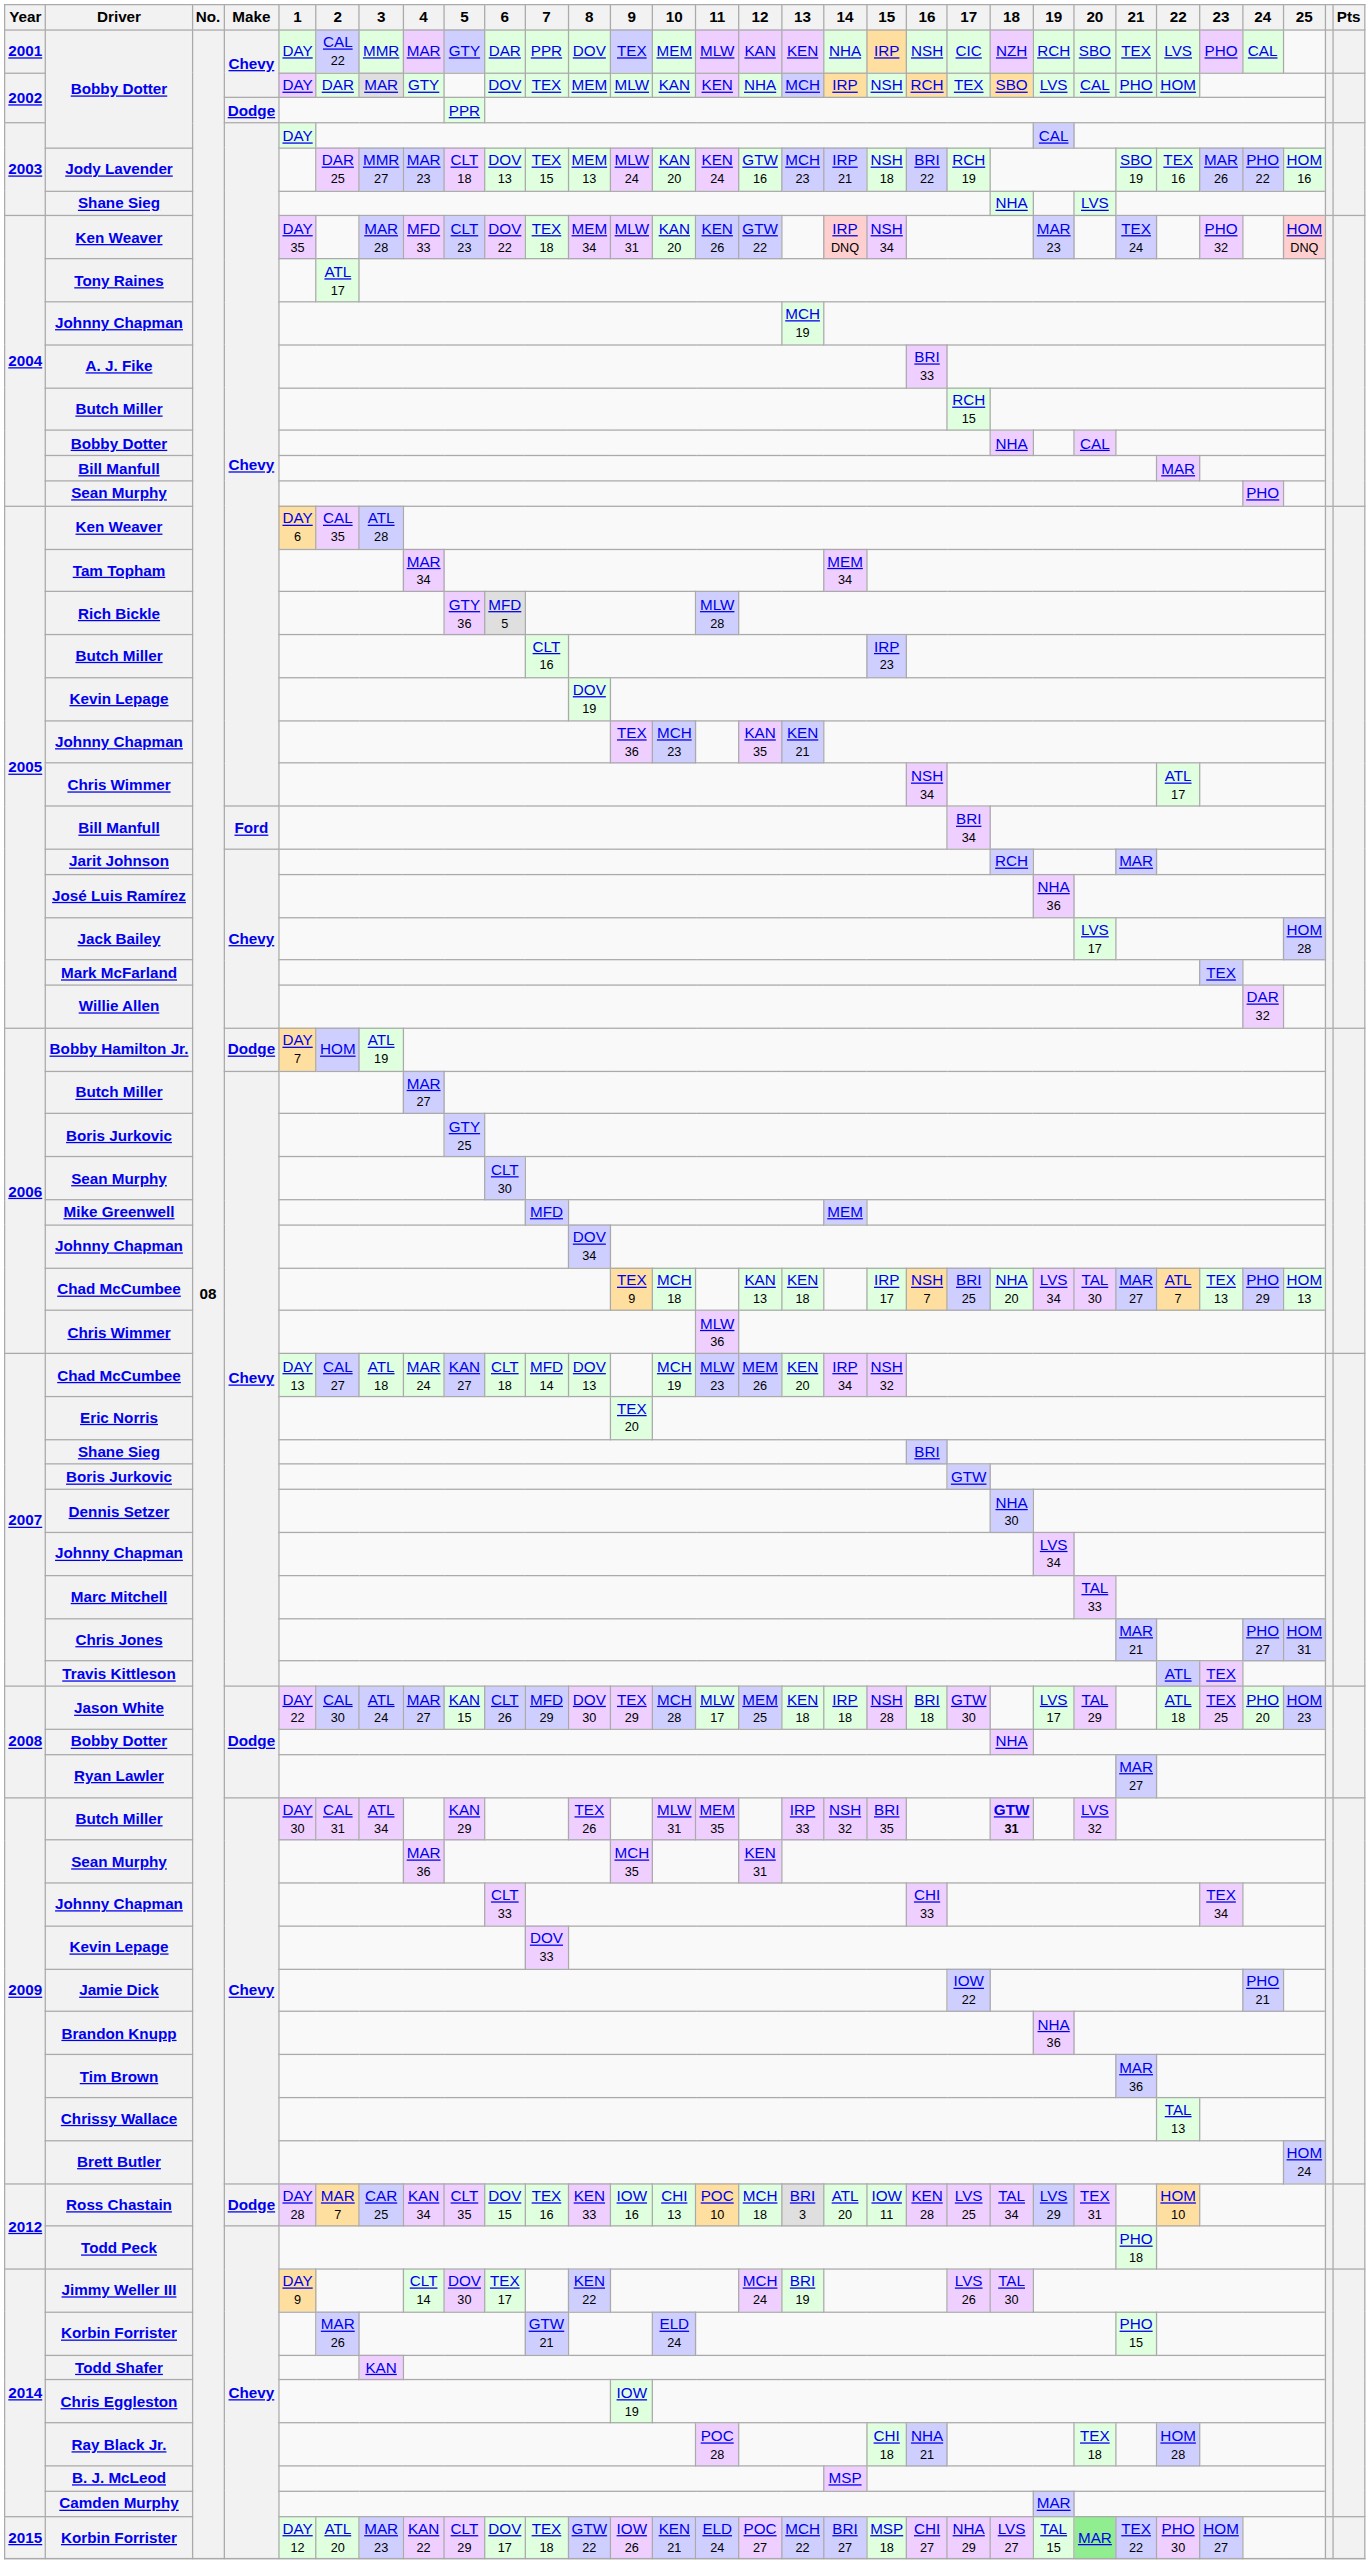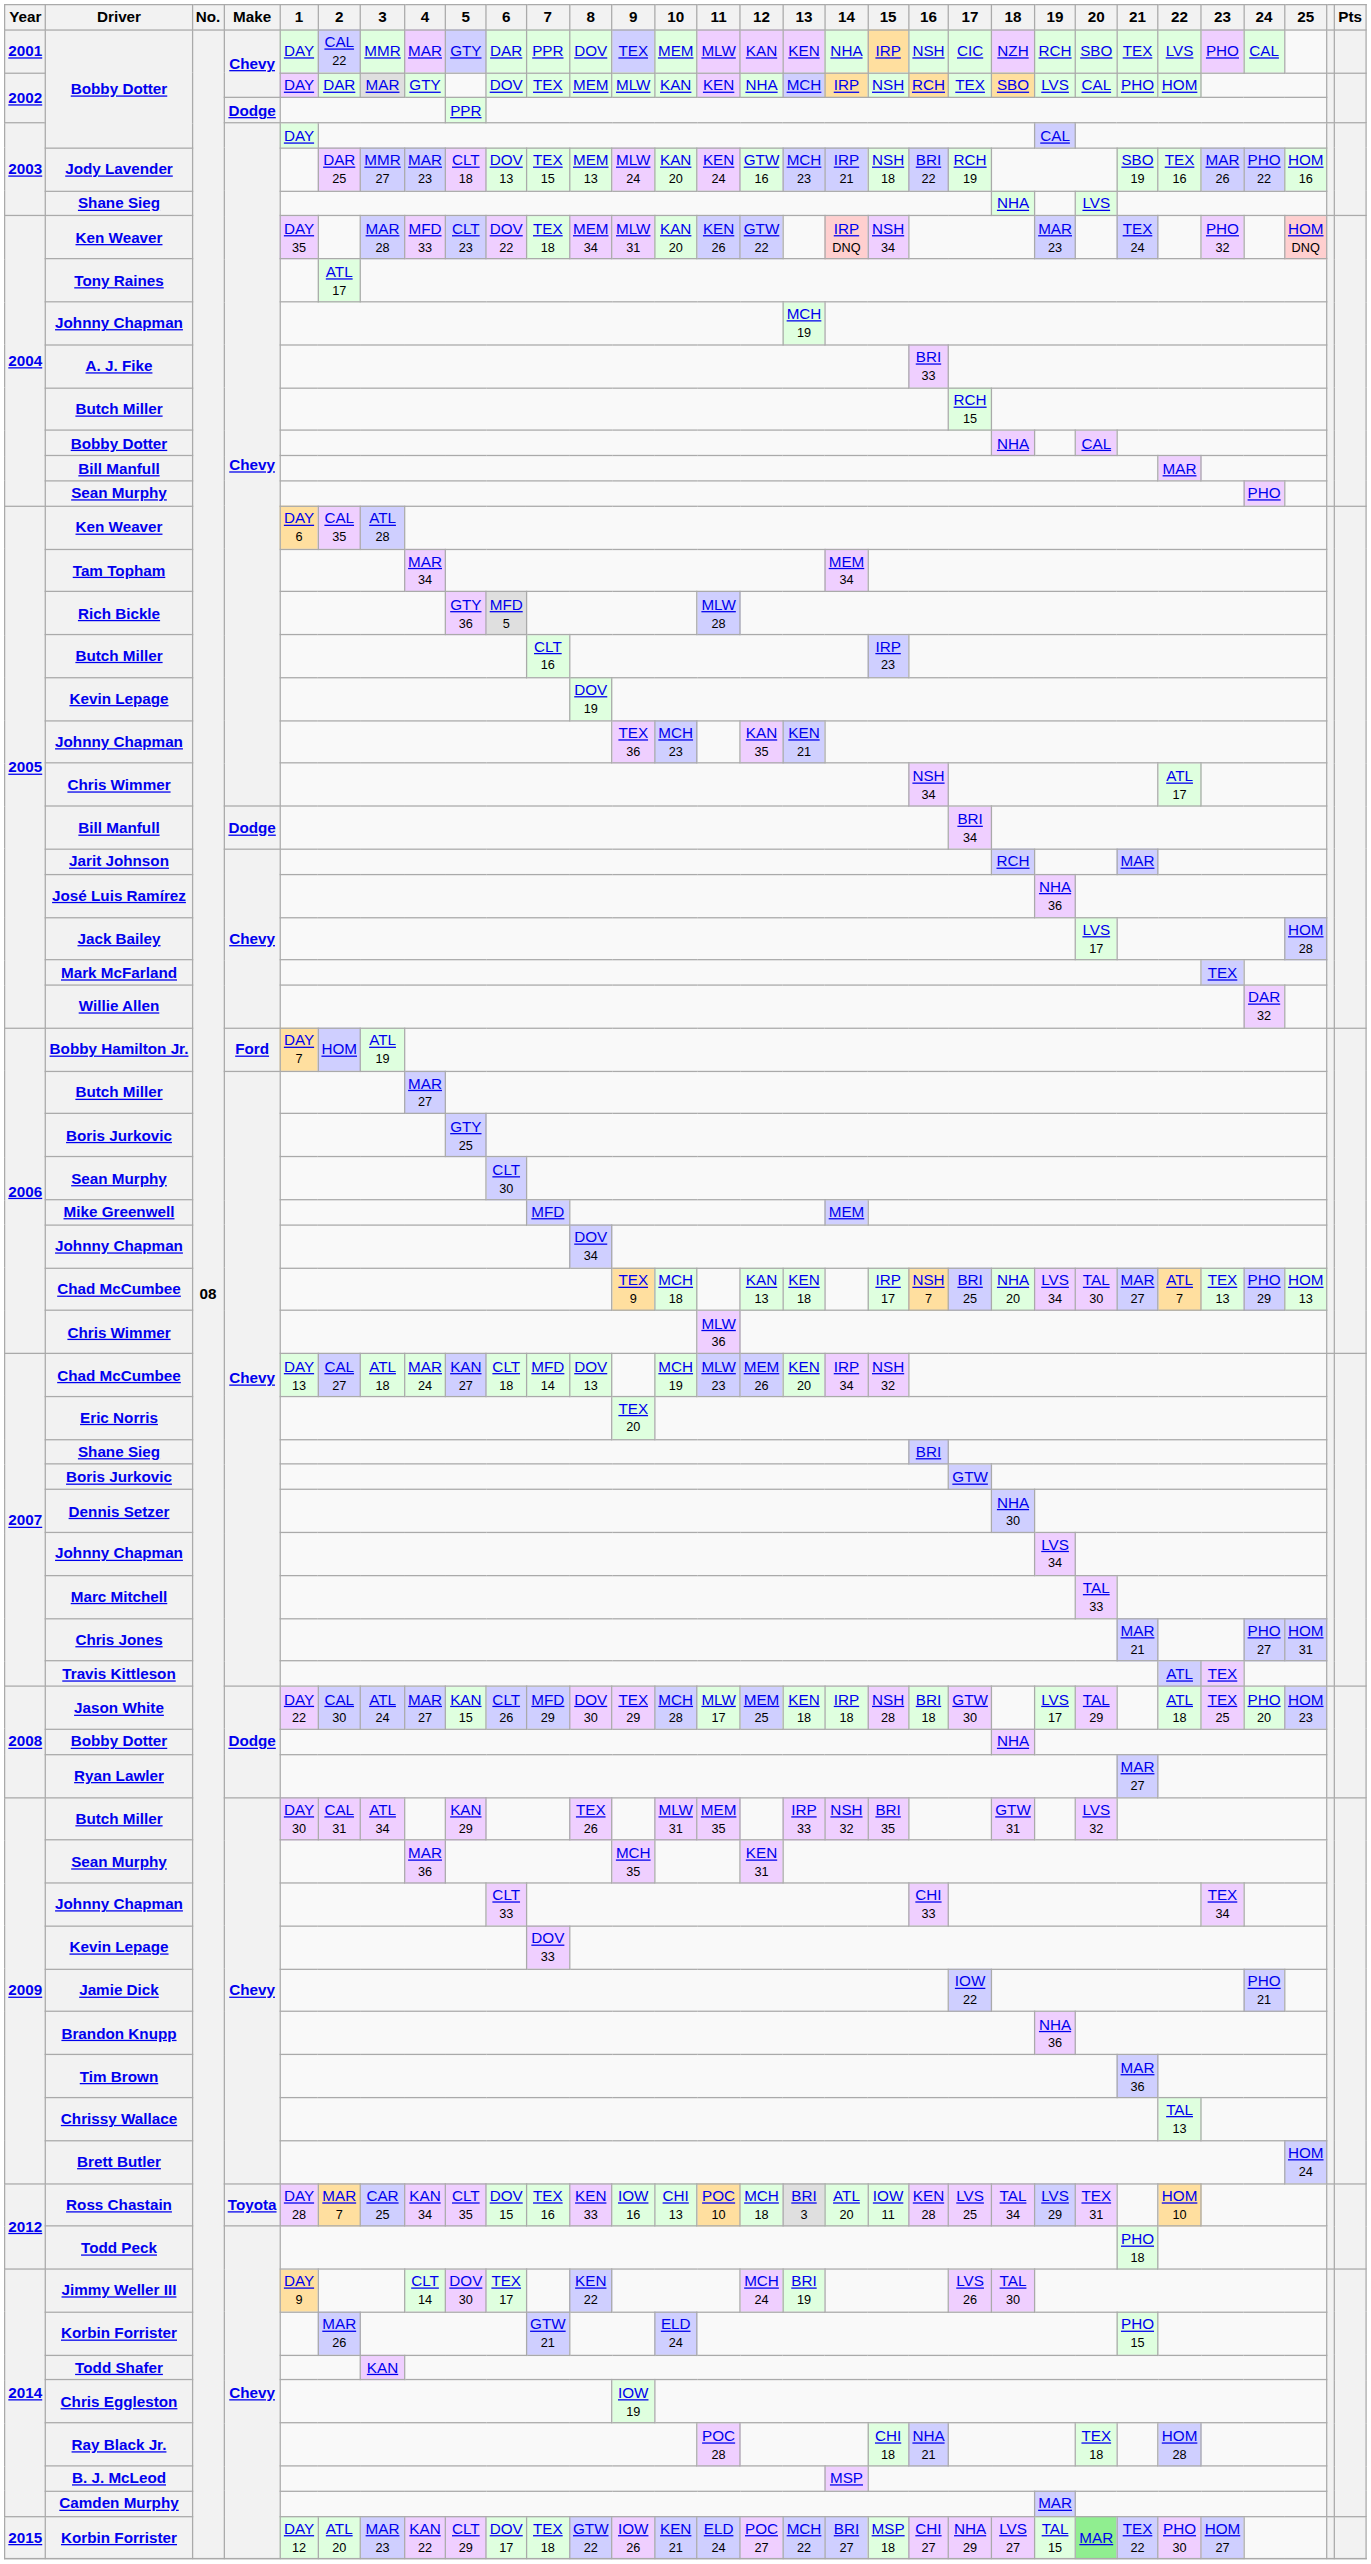(251, 828) Ford -> (252, 828) Dodge
(251, 1050) Dodge -> (252, 1050) Ford
(1012, 1819) bold -> (1013, 1818) normal
(251, 2205) Dodge -> (252, 2205) Toyota
